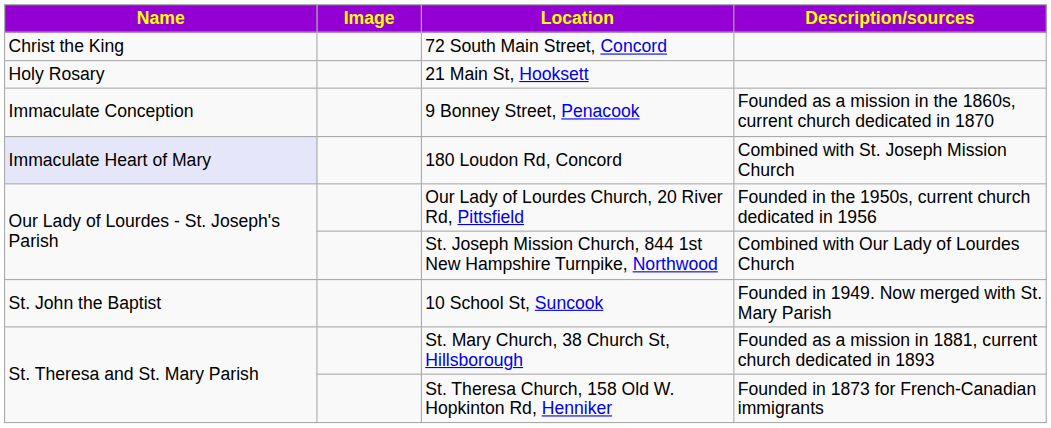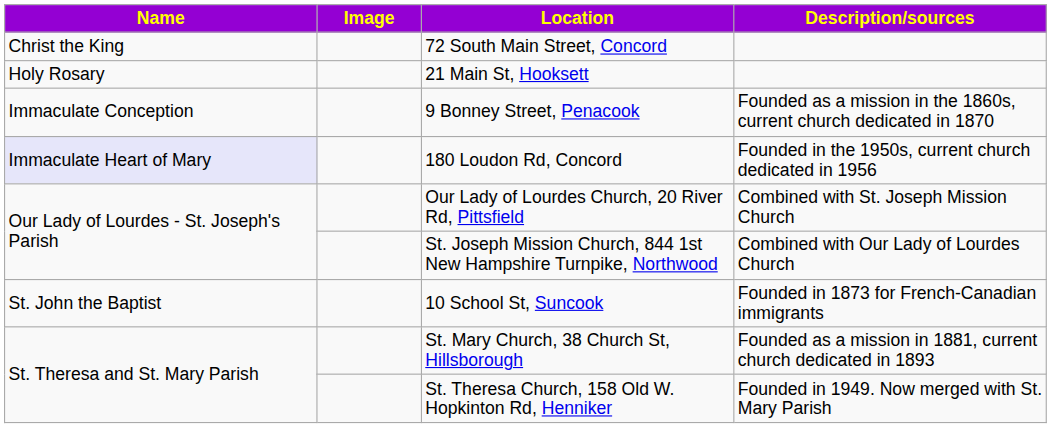(872, 159) Combined with St. Joseph Mission Church -> (884, 159) Founded in the 1950s, current church dedicated in 1956
(884, 207) Founded in the 1950s, current church dedicated in 1956 -> (872, 207) Combined with St. Joseph Mission Church
(890, 302) Founded in 1949. Now merged with St. Mary Parish -> (887, 302) Founded in 1873 for French-Canadian immigrants
(887, 398) Founded in 1873 for French-Canadian immigrants -> (890, 398) Founded in 1949. Now merged with St. Mary Parish
